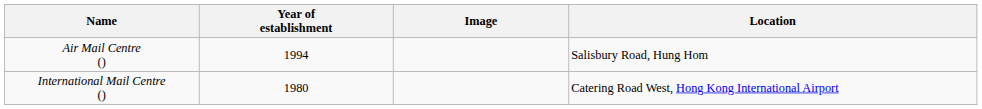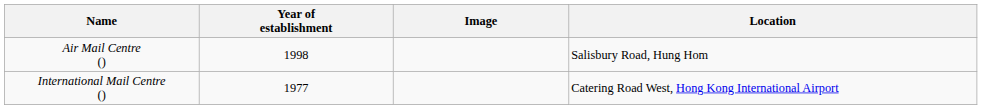(296, 54) 1994 -> (296, 54) 1998
(296, 87) 1980 -> (296, 87) 1977
